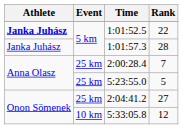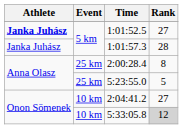(163, 30) 22 -> (163, 30) 27
(163, 64) 7 -> (163, 64) 8
(89, 98) 25 km -> (89, 98) 10 km
(163, 116) no background -> (163, 116) lightgrey background
